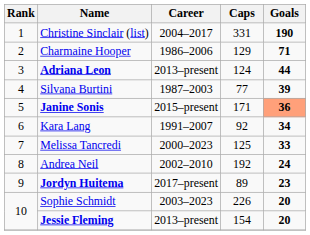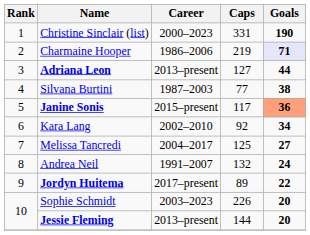(186, 32) 2004–2017 -> (186, 32) 2000–2023
(242, 51) 129 -> (242, 51) 219
(284, 51) no background -> (284, 51) lavender background
(242, 70) 124 -> (242, 70) 127
(284, 88) 39 -> (284, 88) 38
(242, 107) 171 -> (242, 107) 117
(186, 126) 1991–2007 -> (186, 126) 2002–2010
(186, 145) 2000–2023 -> (186, 145) 2004–2017
(284, 145) 33 -> (284, 145) 27
(186, 164) 2002–2010 -> (186, 164) 1991–2007
(242, 164) 192 -> (242, 164) 132
(284, 182) 23 -> (284, 182) 22
(242, 220) 154 -> (242, 220) 144
